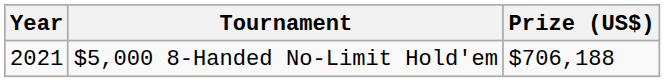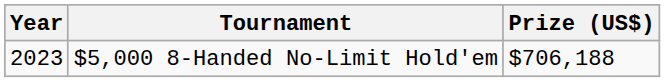(37, 59) 2021 -> (37, 59) 2023
